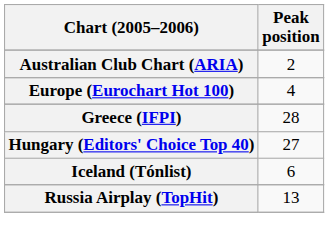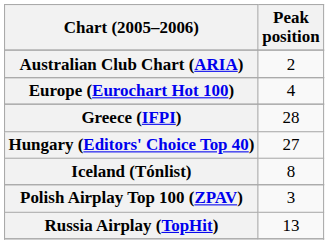(291, 171) 6 -> (291, 171) 8
+ row: (131, 198)
